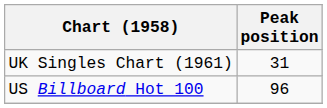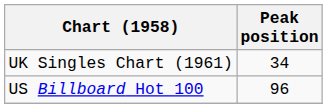(280, 63) 31 -> (280, 63) 34
